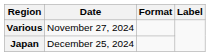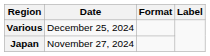(91, 28) November 27, 2024 -> (91, 28) December 25, 2024
(91, 43) December 25, 2024 -> (91, 43) November 27, 2024
